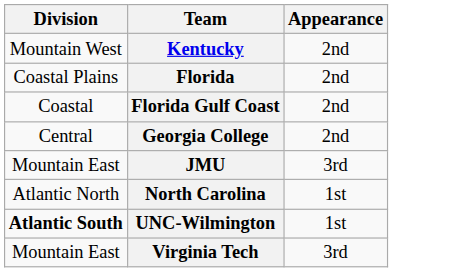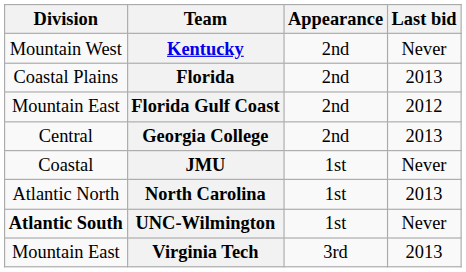+ column: (424, 19)
(66, 106) Coastal -> (66, 106) Mountain East
(66, 164) Mountain East -> (66, 164) Coastal
(336, 164) 3rd -> (336, 164) 1st
